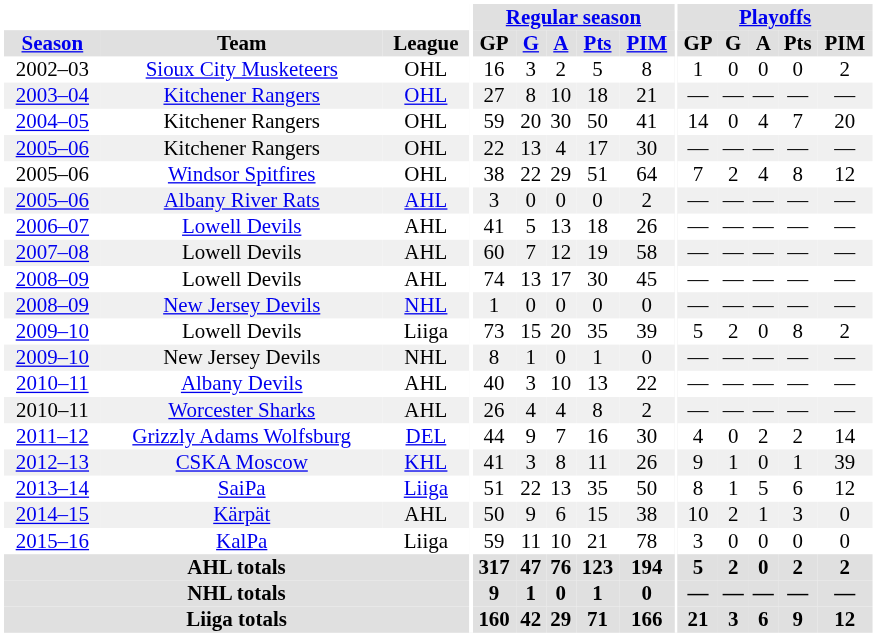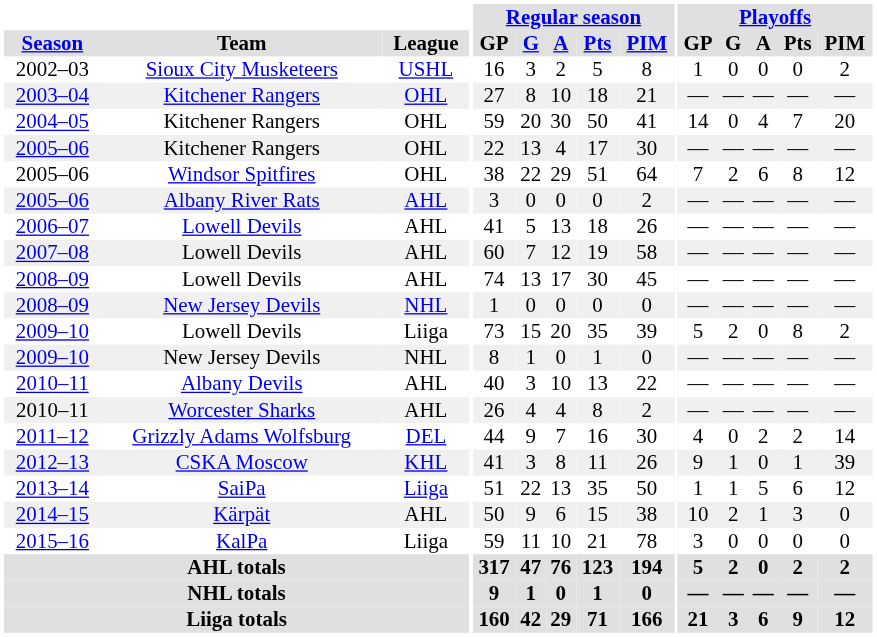(426, 69) OHL -> (426, 69) USHL
(763, 174) 4 -> (763, 174) 6
(698, 488) 8 -> (698, 488) 1
